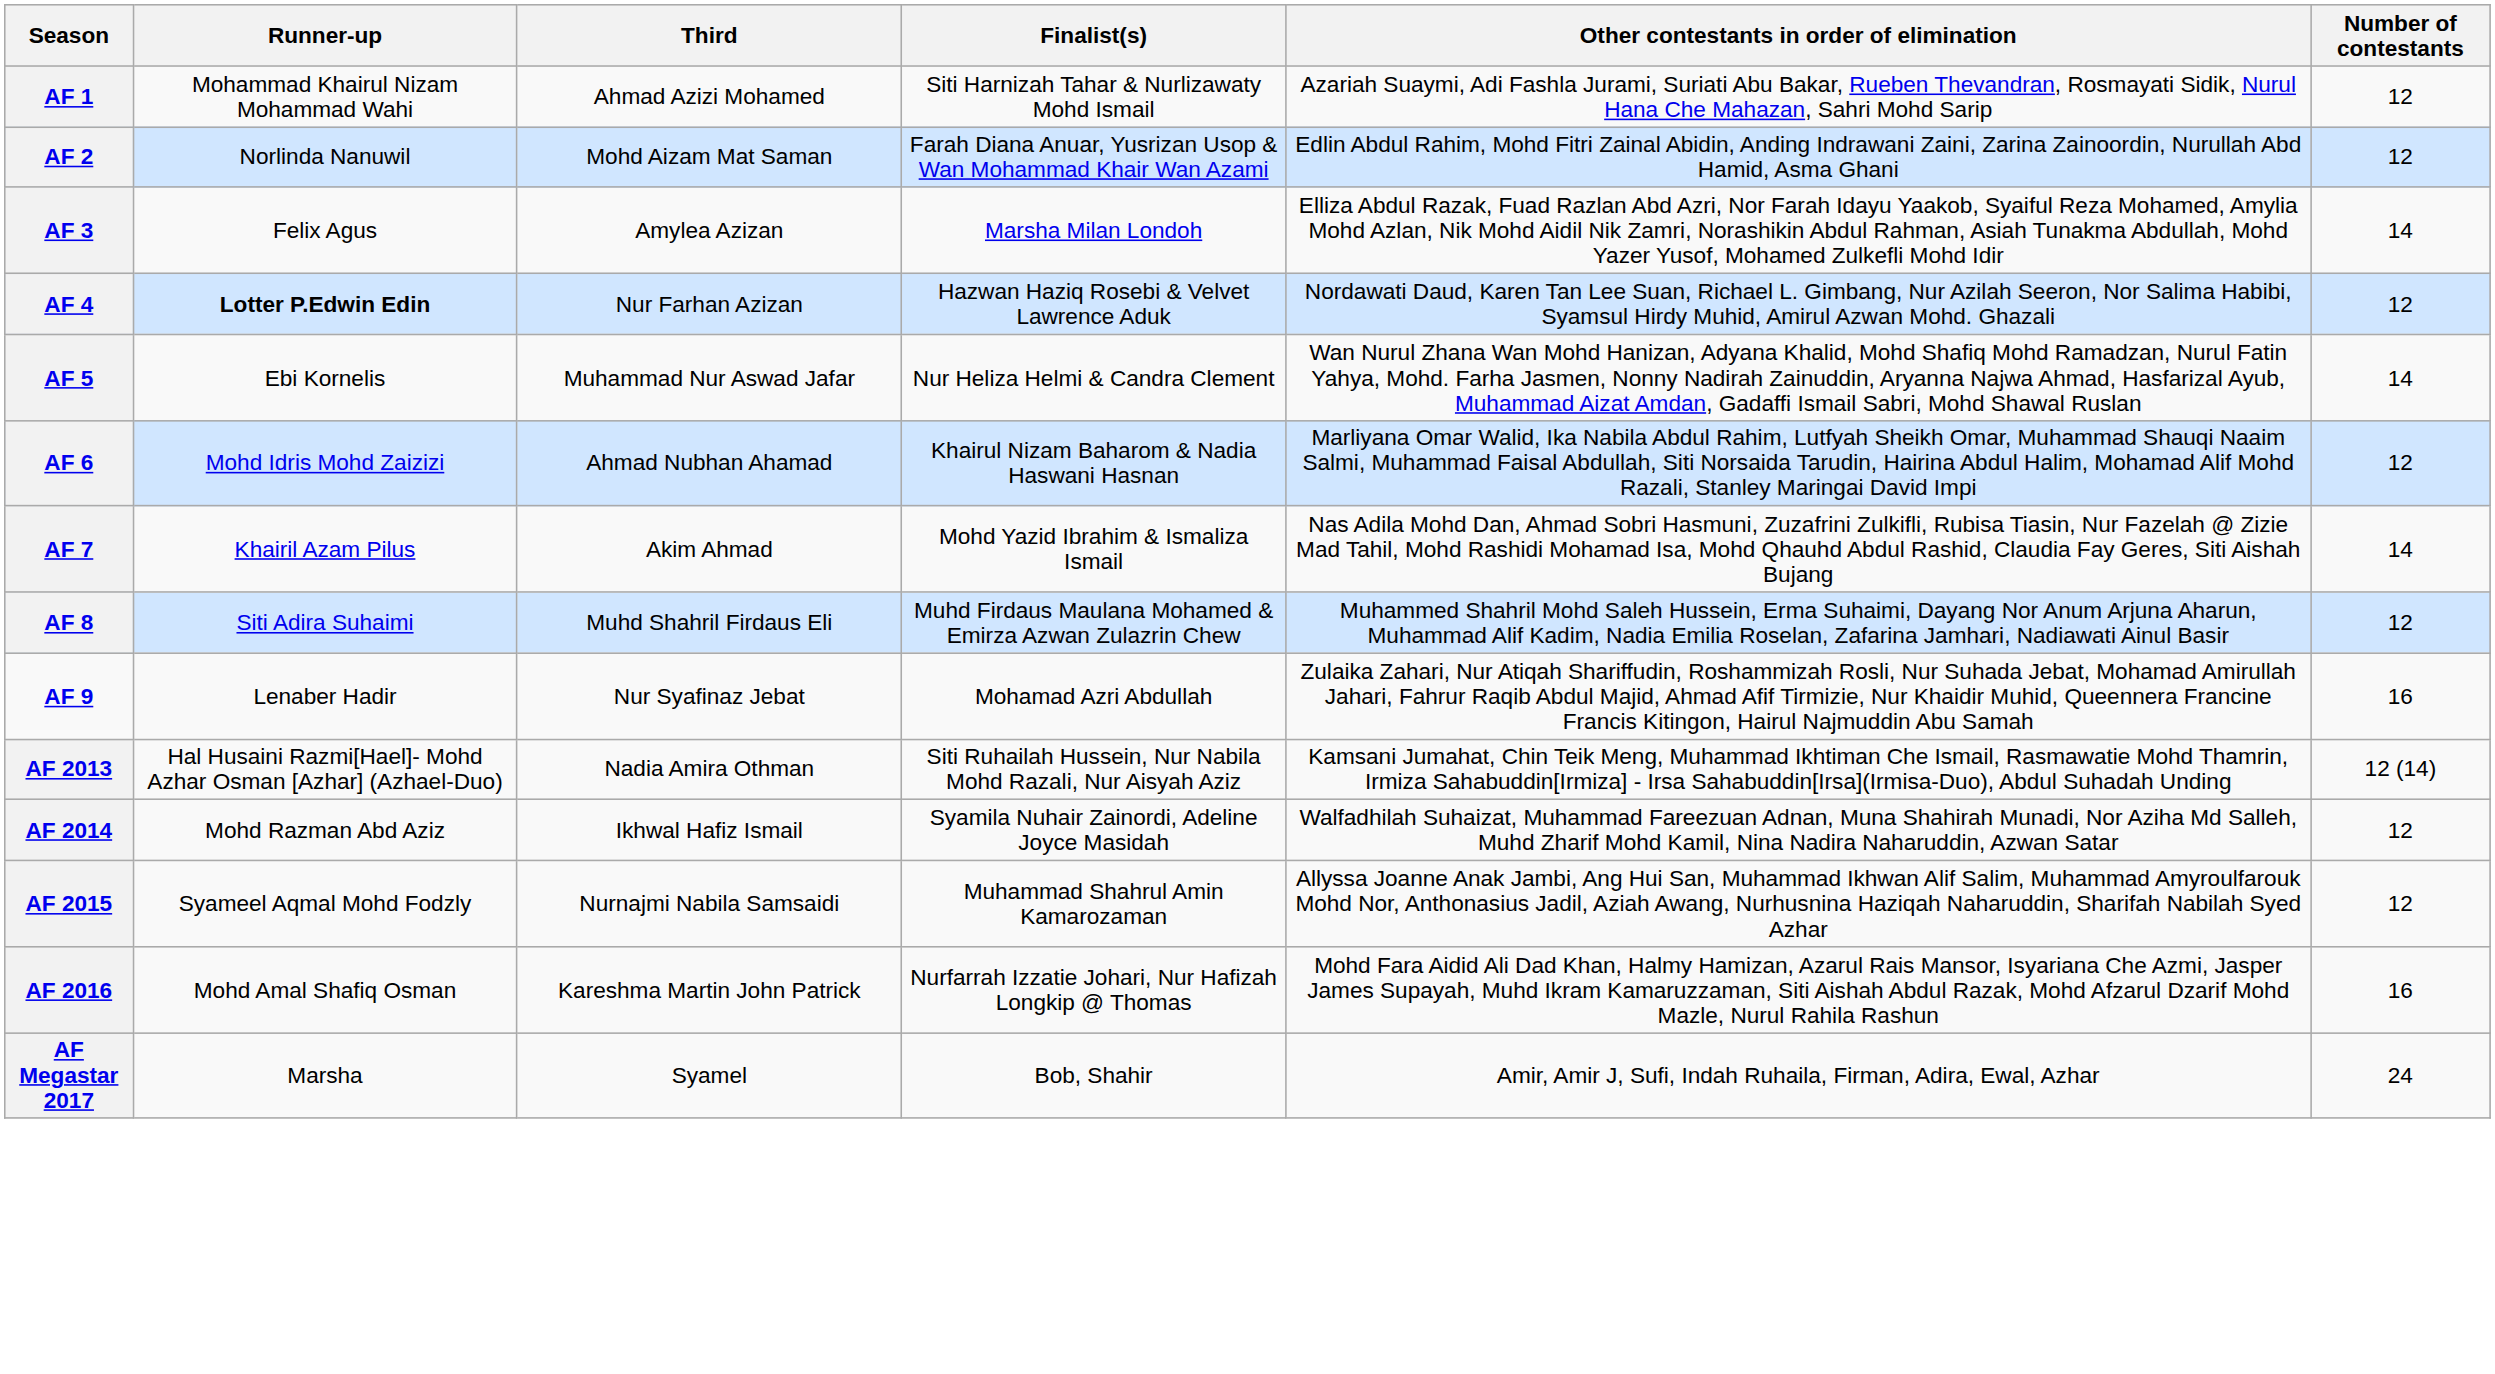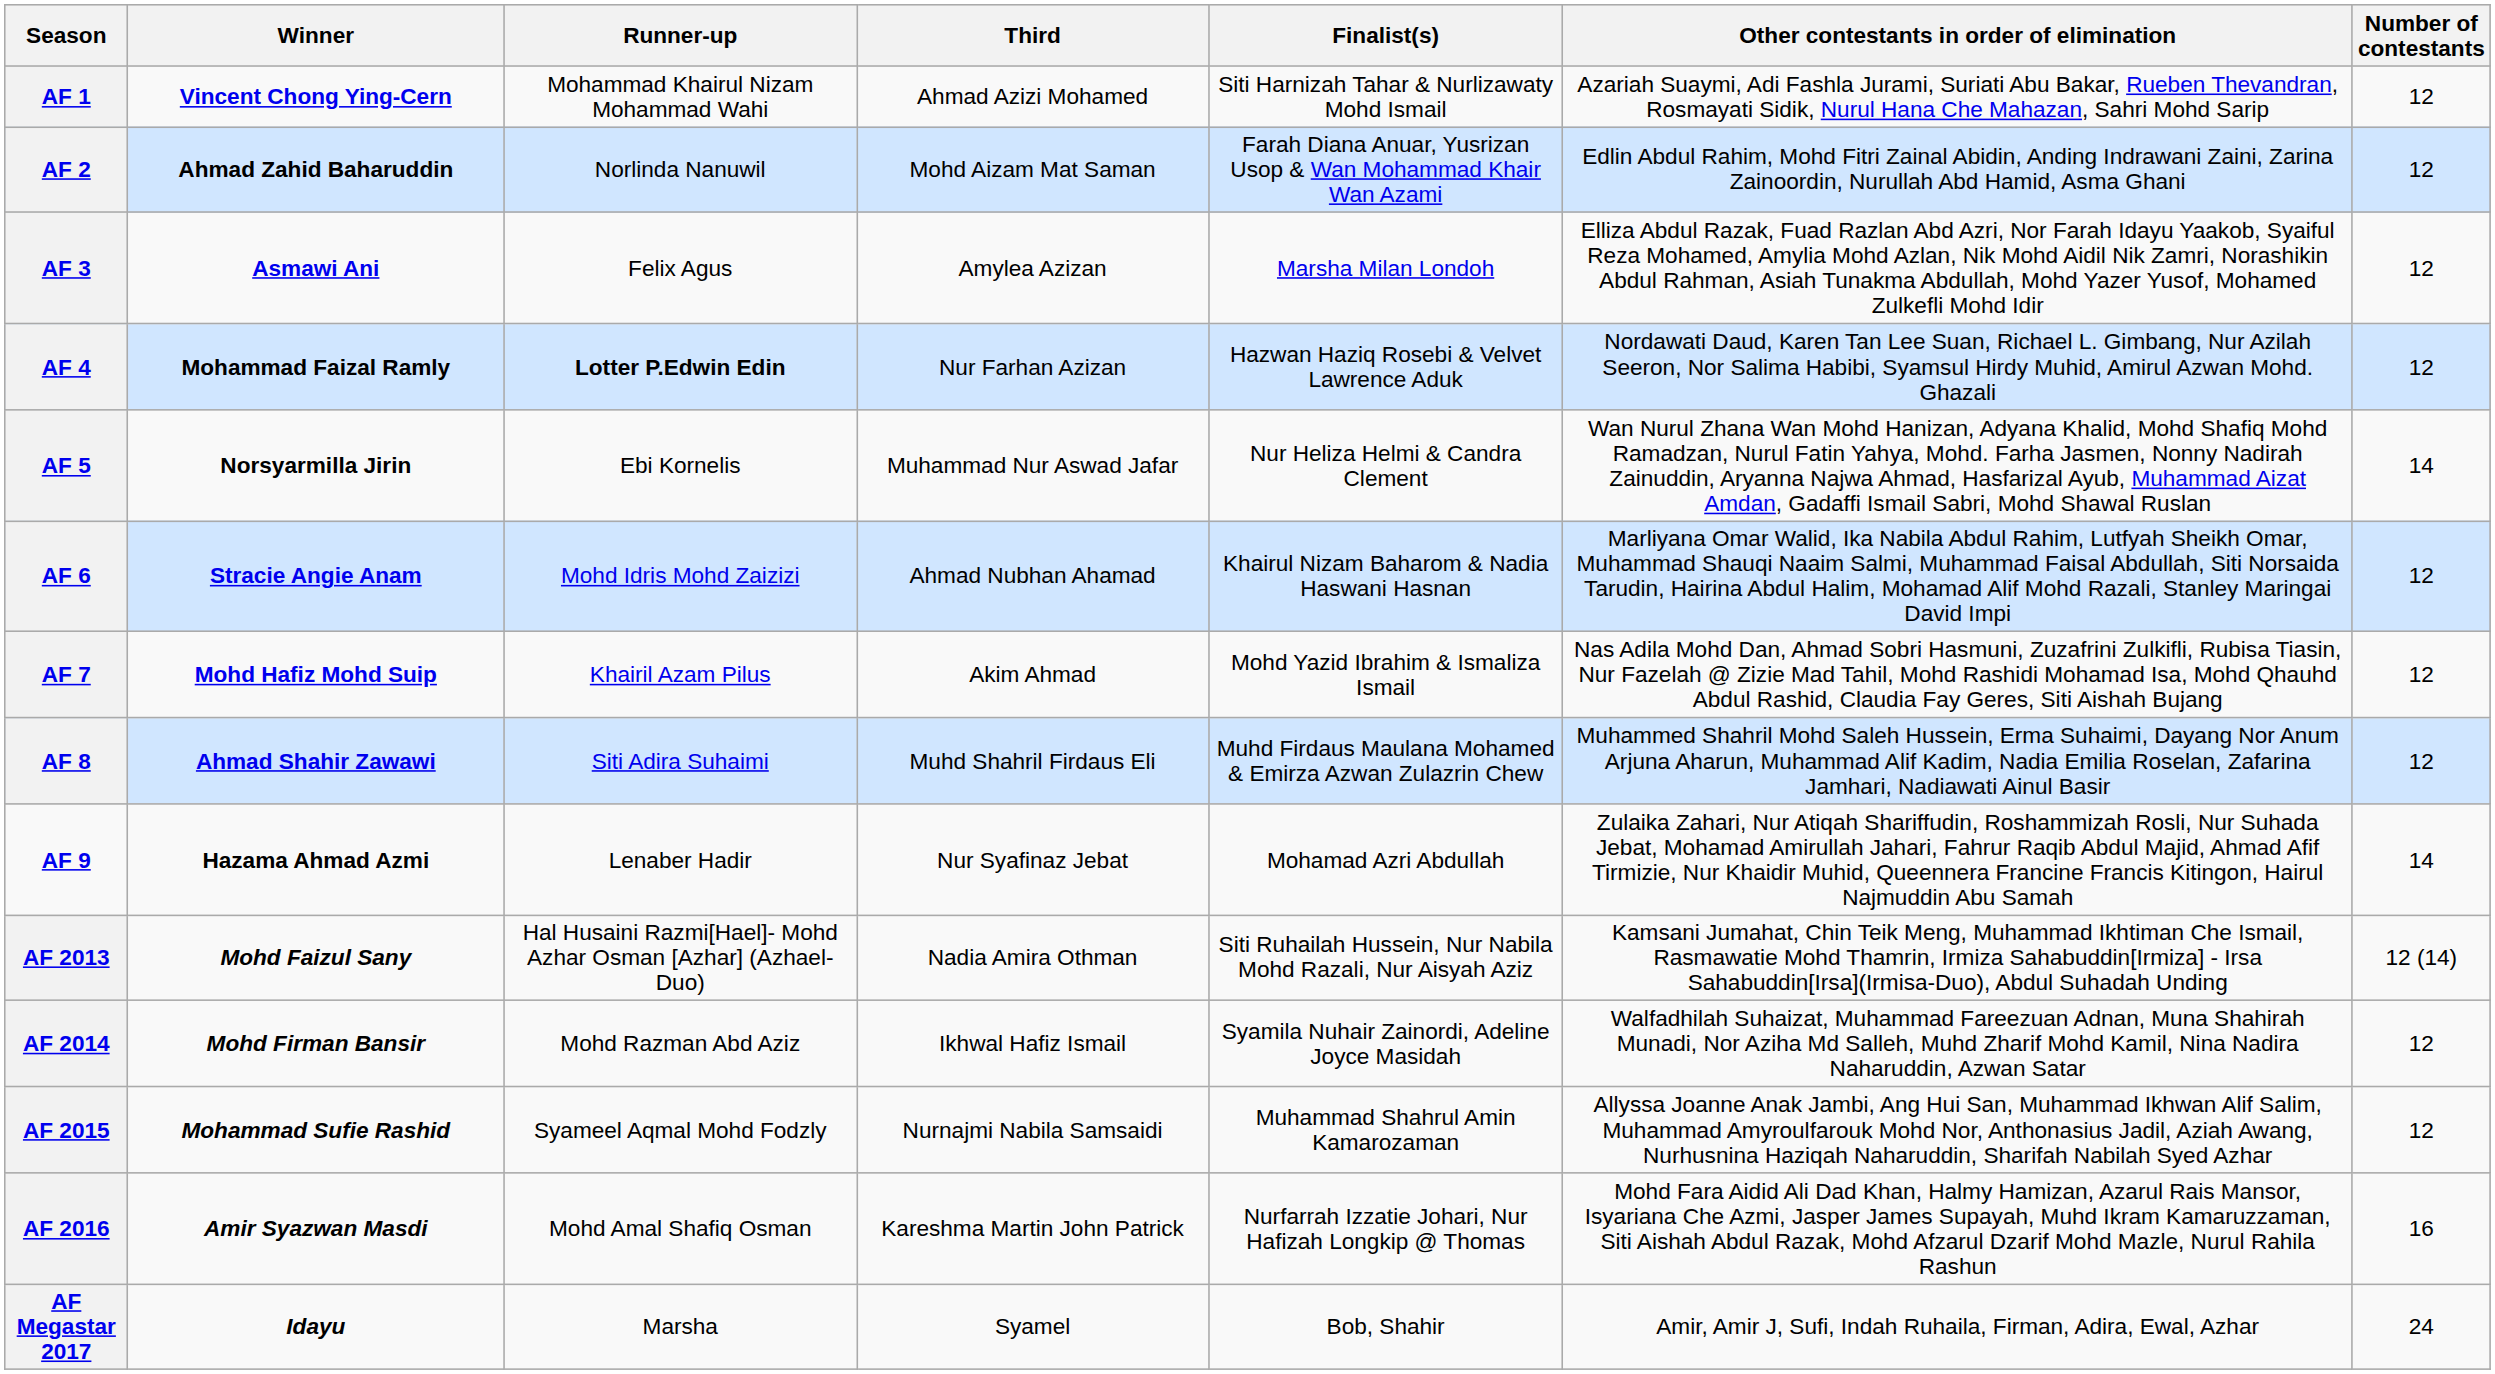+ column: (316, 36)
(2400, 231) 14 -> (2421, 268) 12
(2400, 549) 14 -> (2421, 675) 12
(2400, 696) 16 -> (2421, 859) 14
